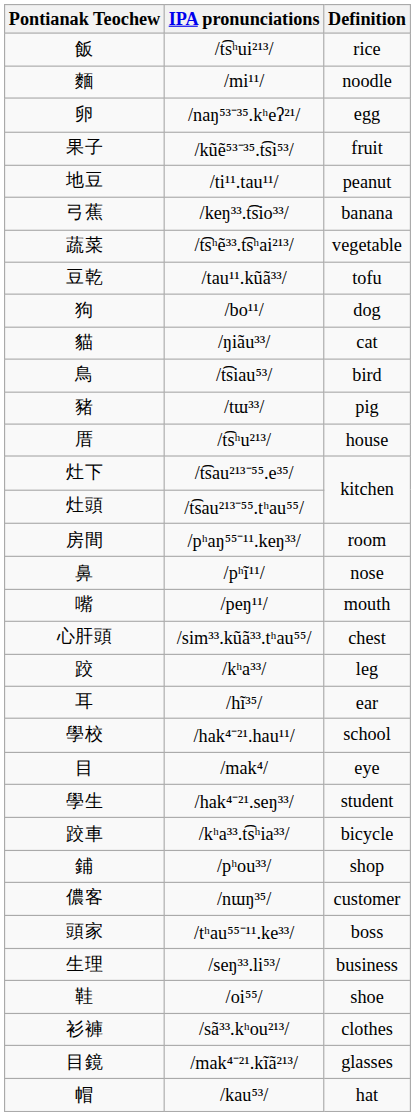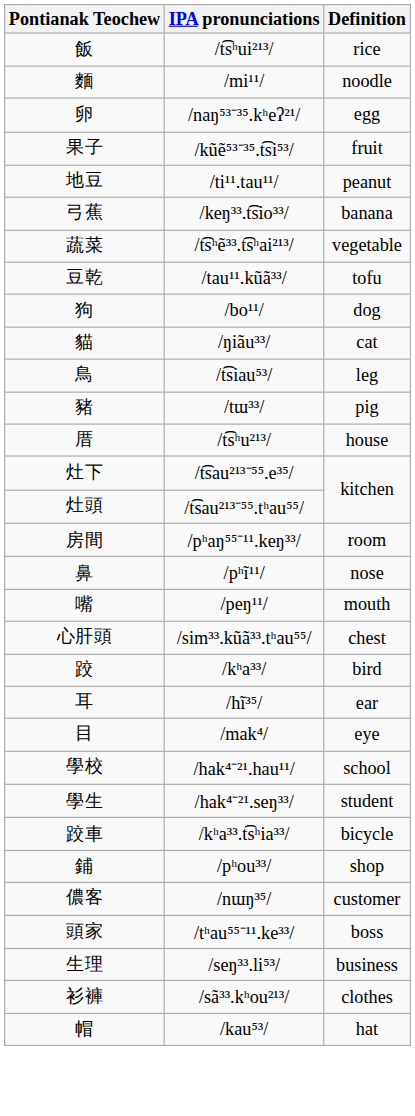(367, 375) bird -> (367, 375) leg
(367, 669) leg -> (367, 669) bird
rows swapped: (85, 767) <-> (85, 734)
- row: (85, 996)
- row: (85, 1061)
